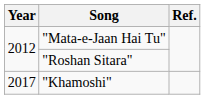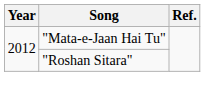- row: (77, 82)
